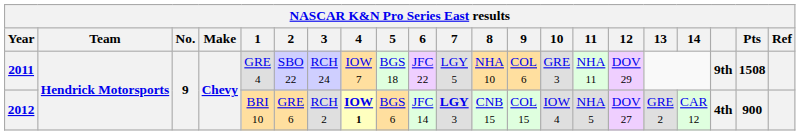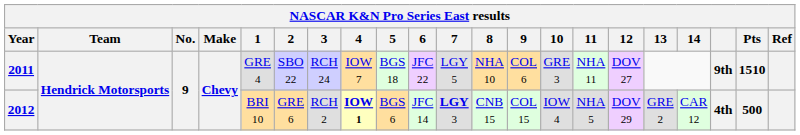(626, 69) DOV 29 -> (626, 69) DOV 27
(752, 70) 1508 -> (752, 70) 1510
(626, 109) DOV 27 -> (626, 109) DOV 29
(752, 110) 900 -> (752, 110) 500
